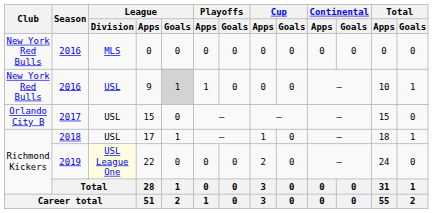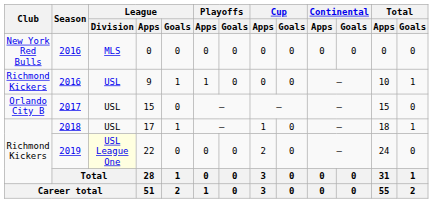(28, 87) New York Red Bulls -> (28, 81) Richmond Kickers
(177, 87) lightgrey background -> (177, 81) no background
